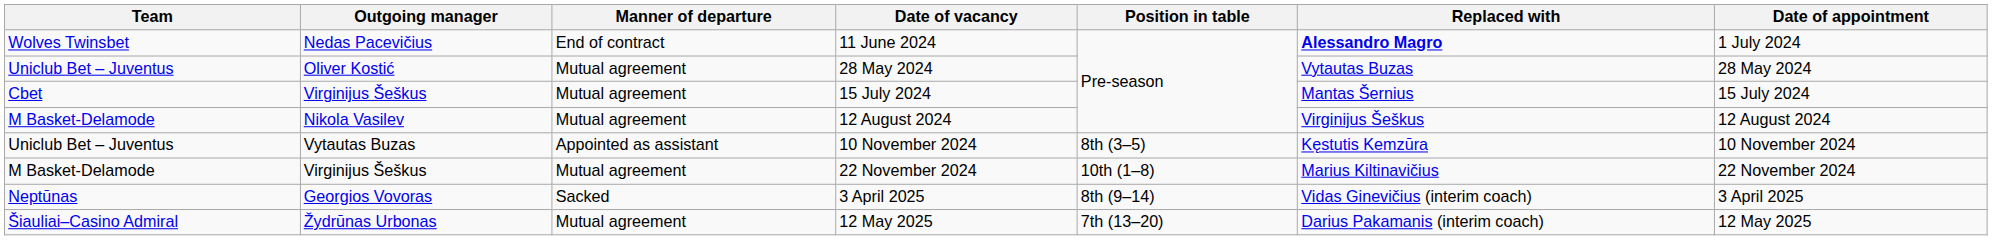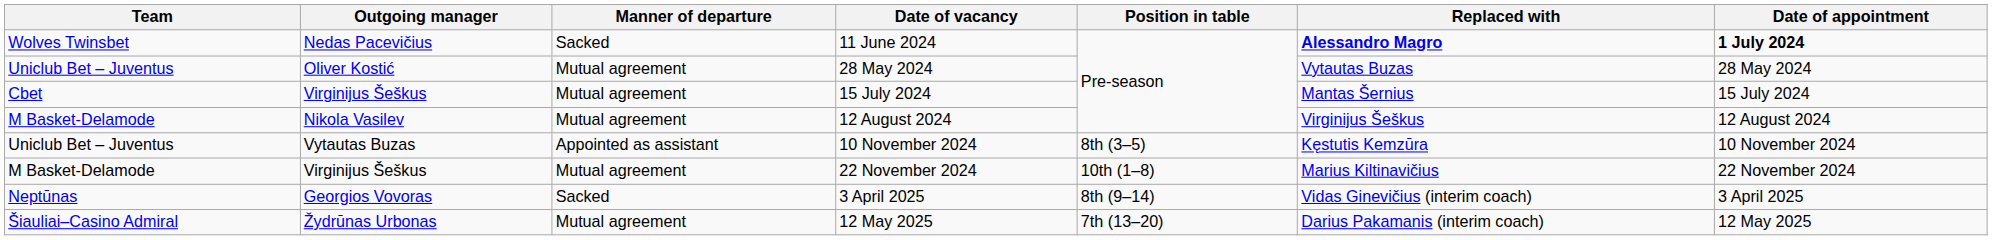(610, 42) End of contract -> (583, 42) Sacked
(1759, 42) normal -> (1761, 42) bold
